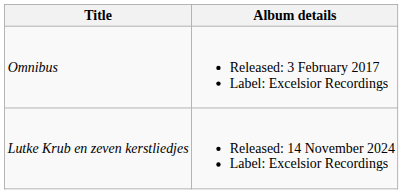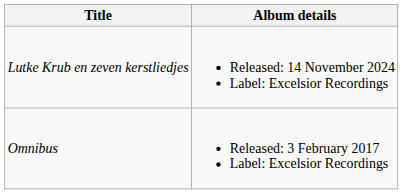rows swapped: (33, 67) <-> (98, 148)
